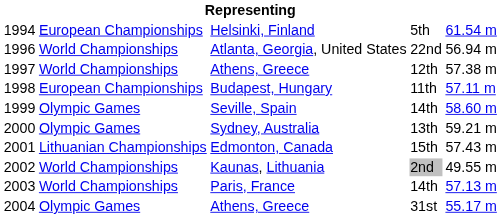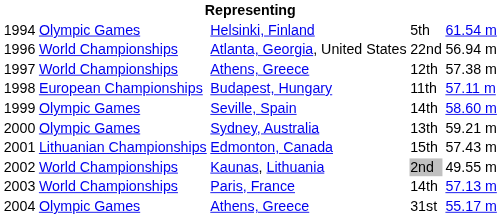(121, 30) European Championships -> (90, 30) Olympic Games
